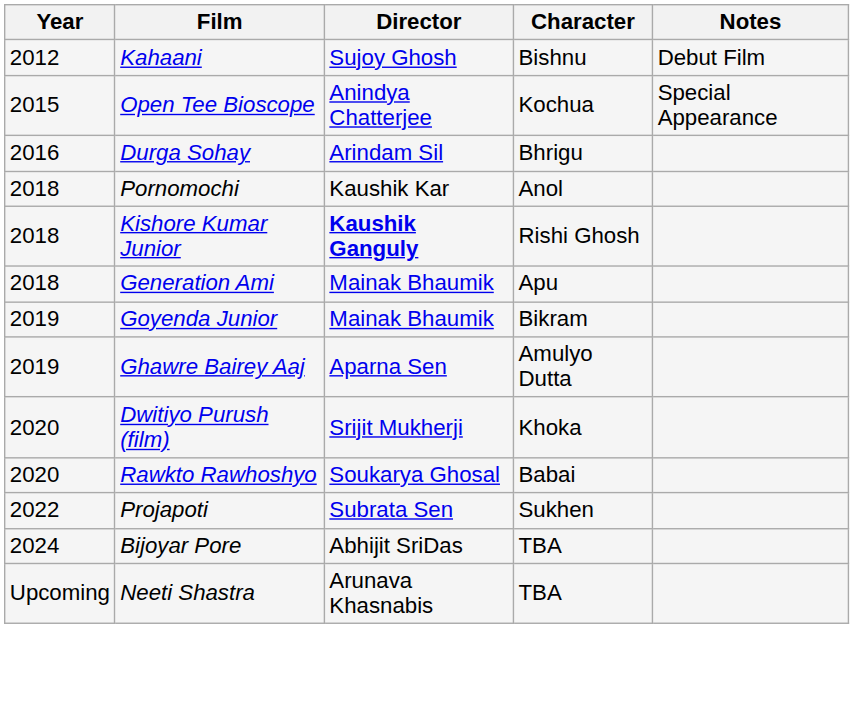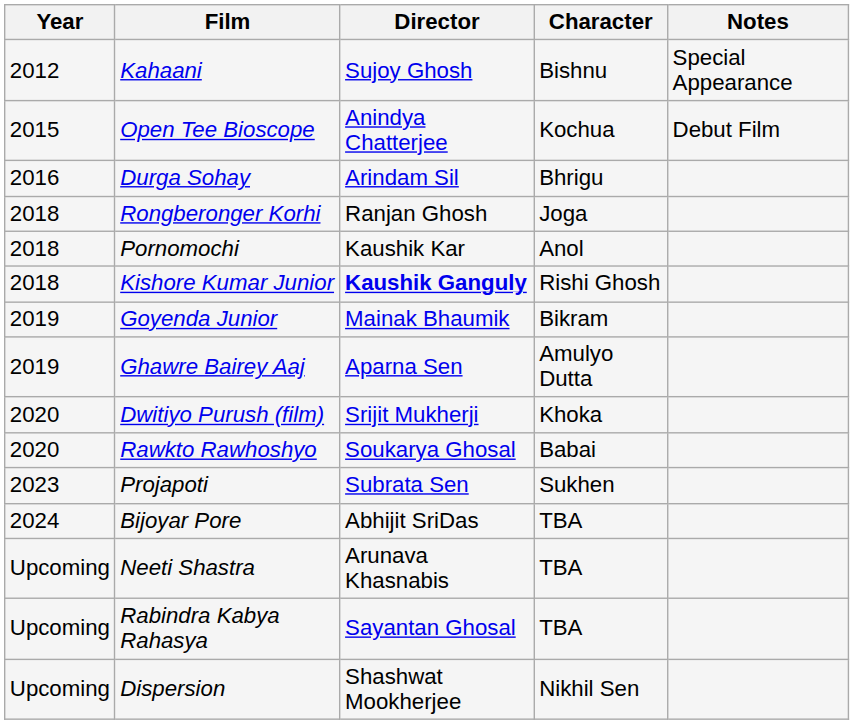(711, 57) Debut Film -> (733, 69) Special Appearance
(718, 105) Special Appearance -> (726, 130) Debut Film
+ row: (220, 213)
- row: (197, 283)
(35, 510) 2022 -> (35, 485) 2023
+ row: (200, 628)
+ row: (173, 688)
